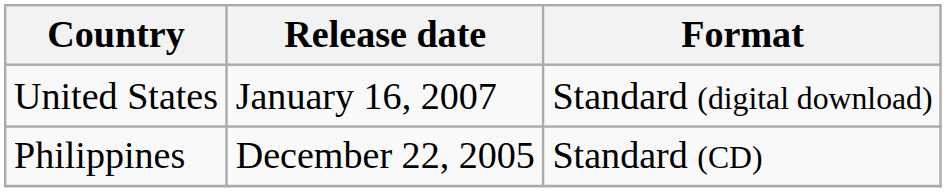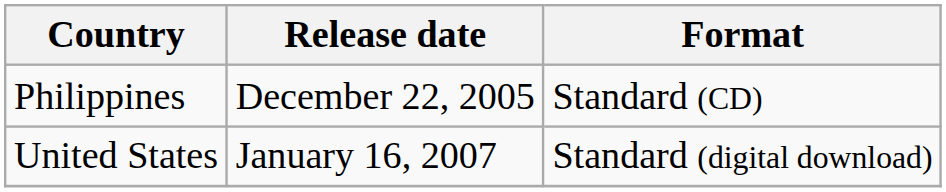rows swapped: (100, 155) <-> (116, 95)
